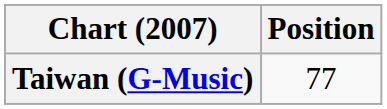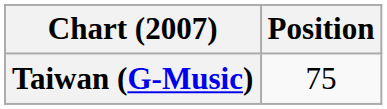(321, 78) 77 -> (321, 78) 75
